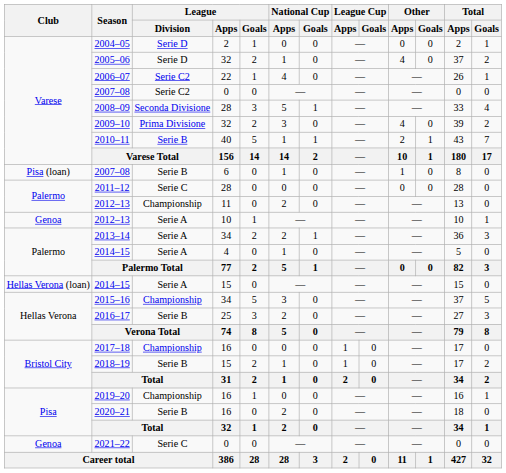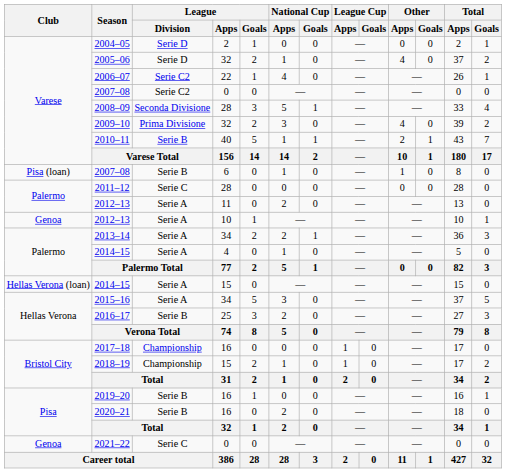(172, 204) Championship -> (172, 204) Serie A
(172, 300) Championship -> (172, 300) Serie A
(172, 364) Serie B -> (172, 364) Championship
(172, 396) Championship -> (172, 396) Serie B
